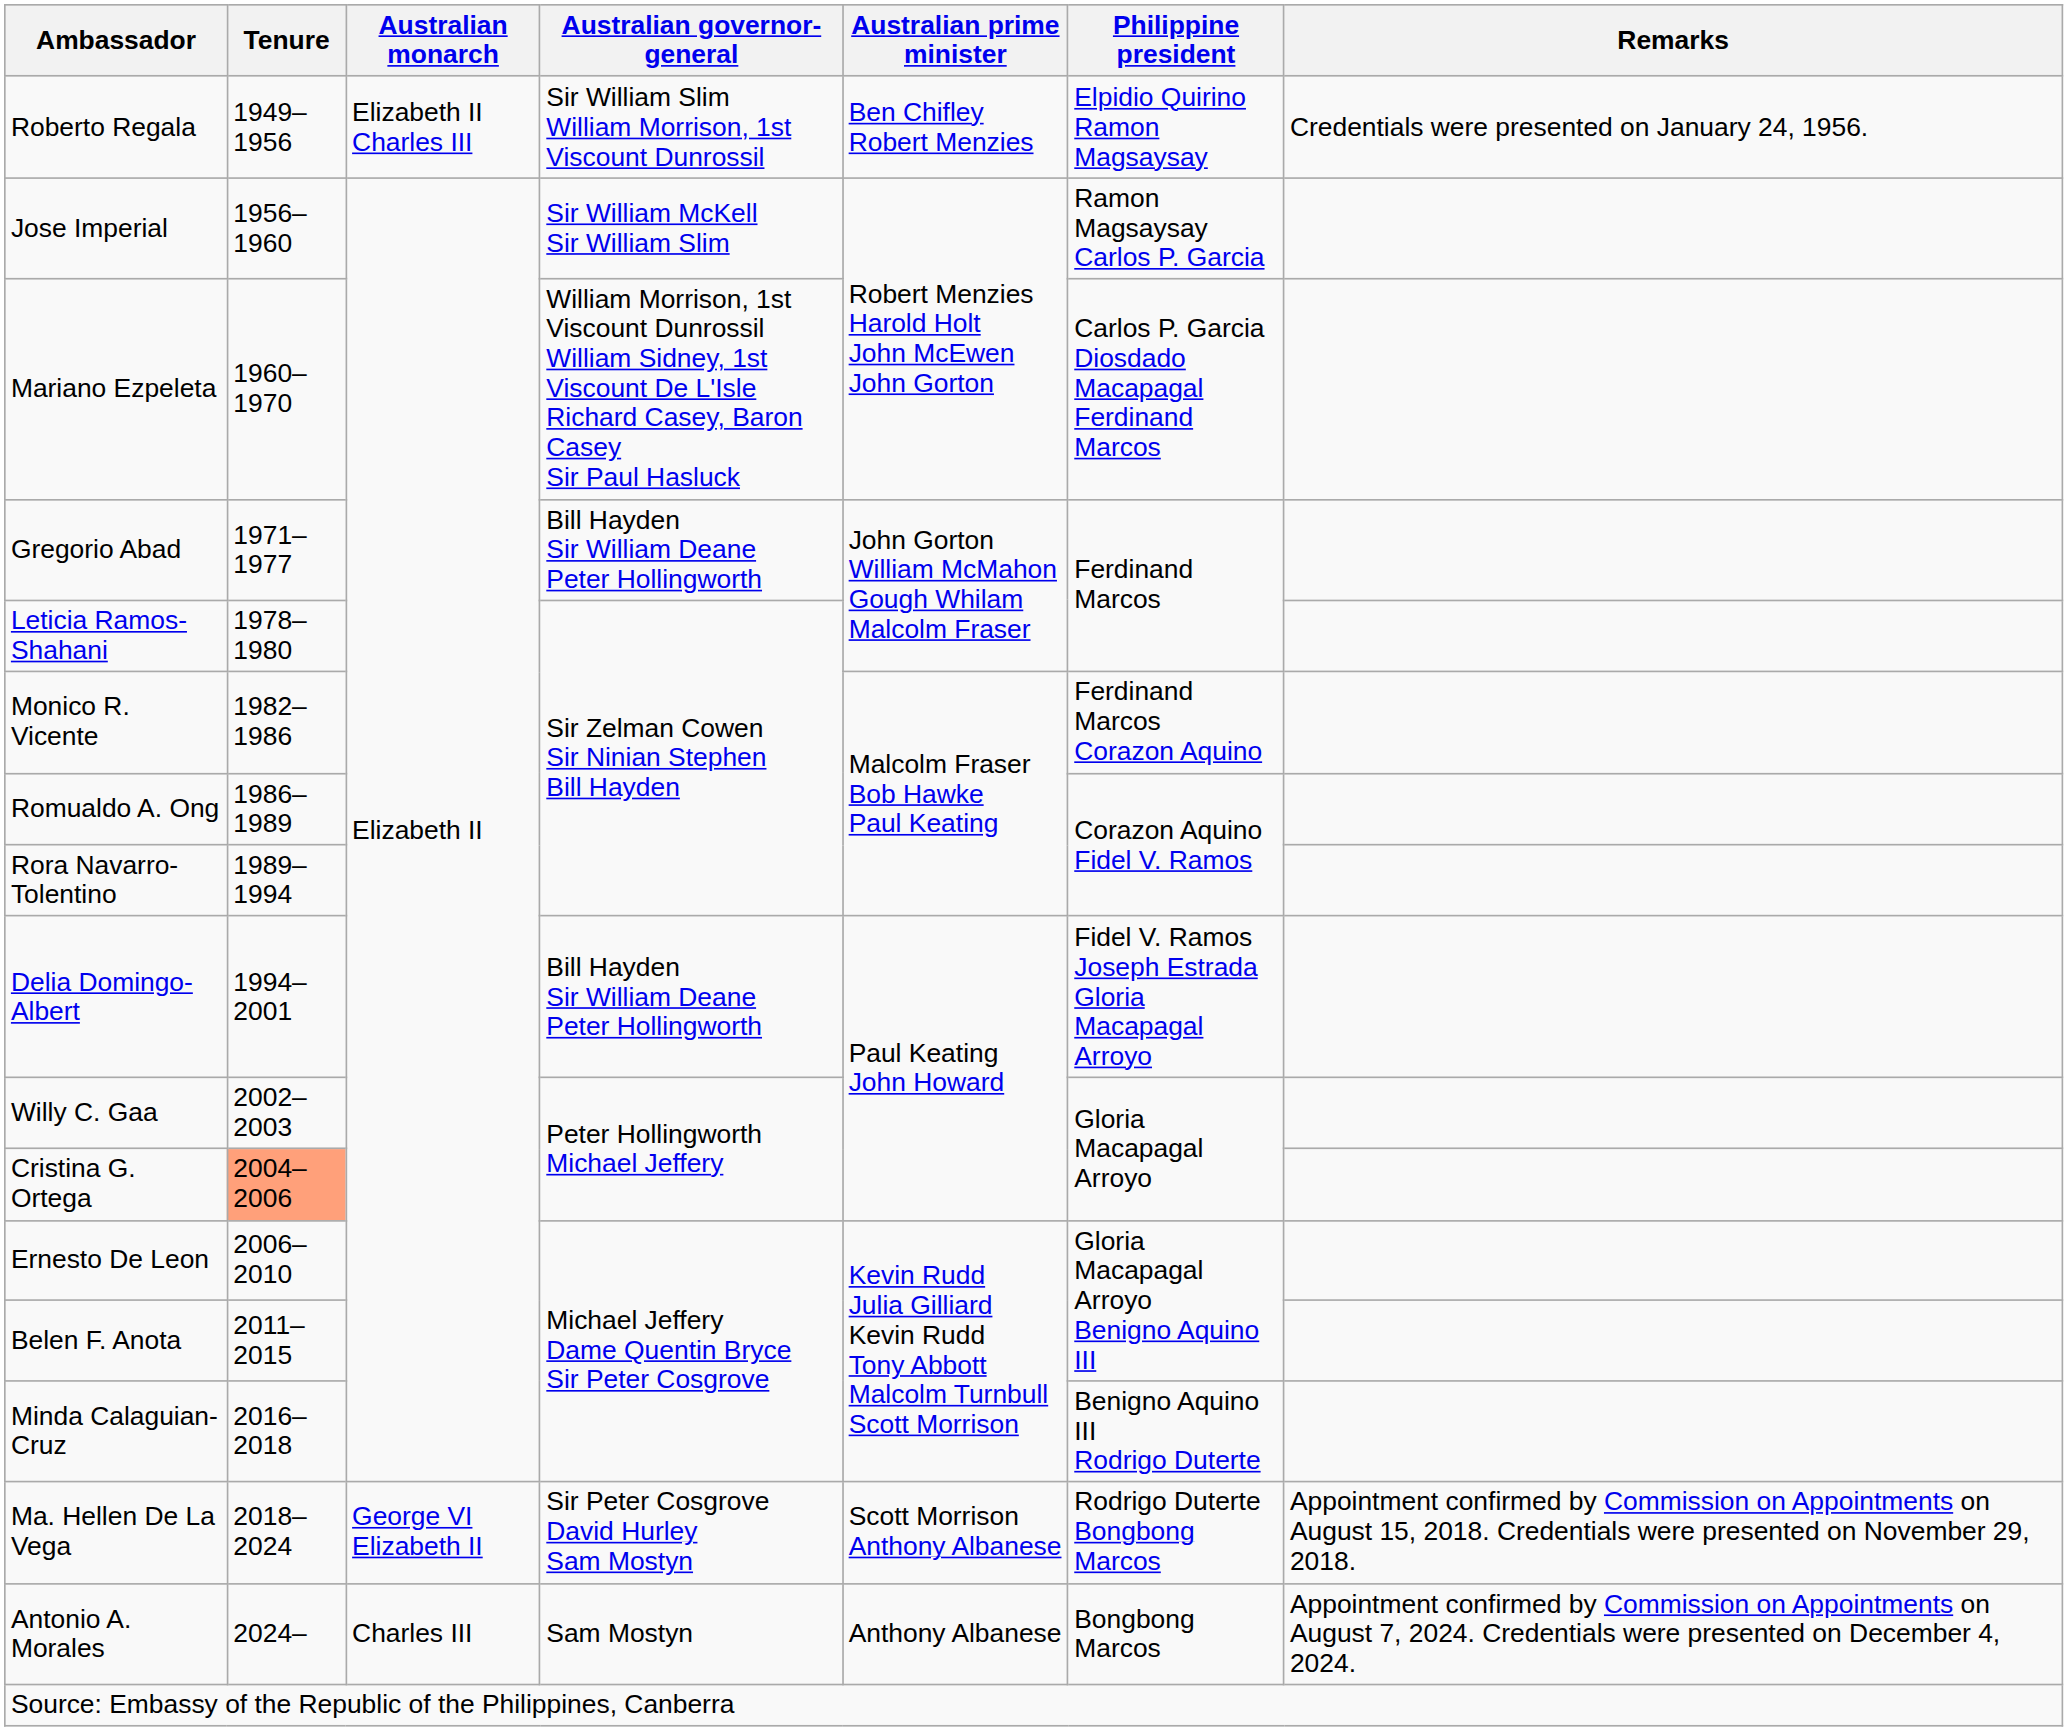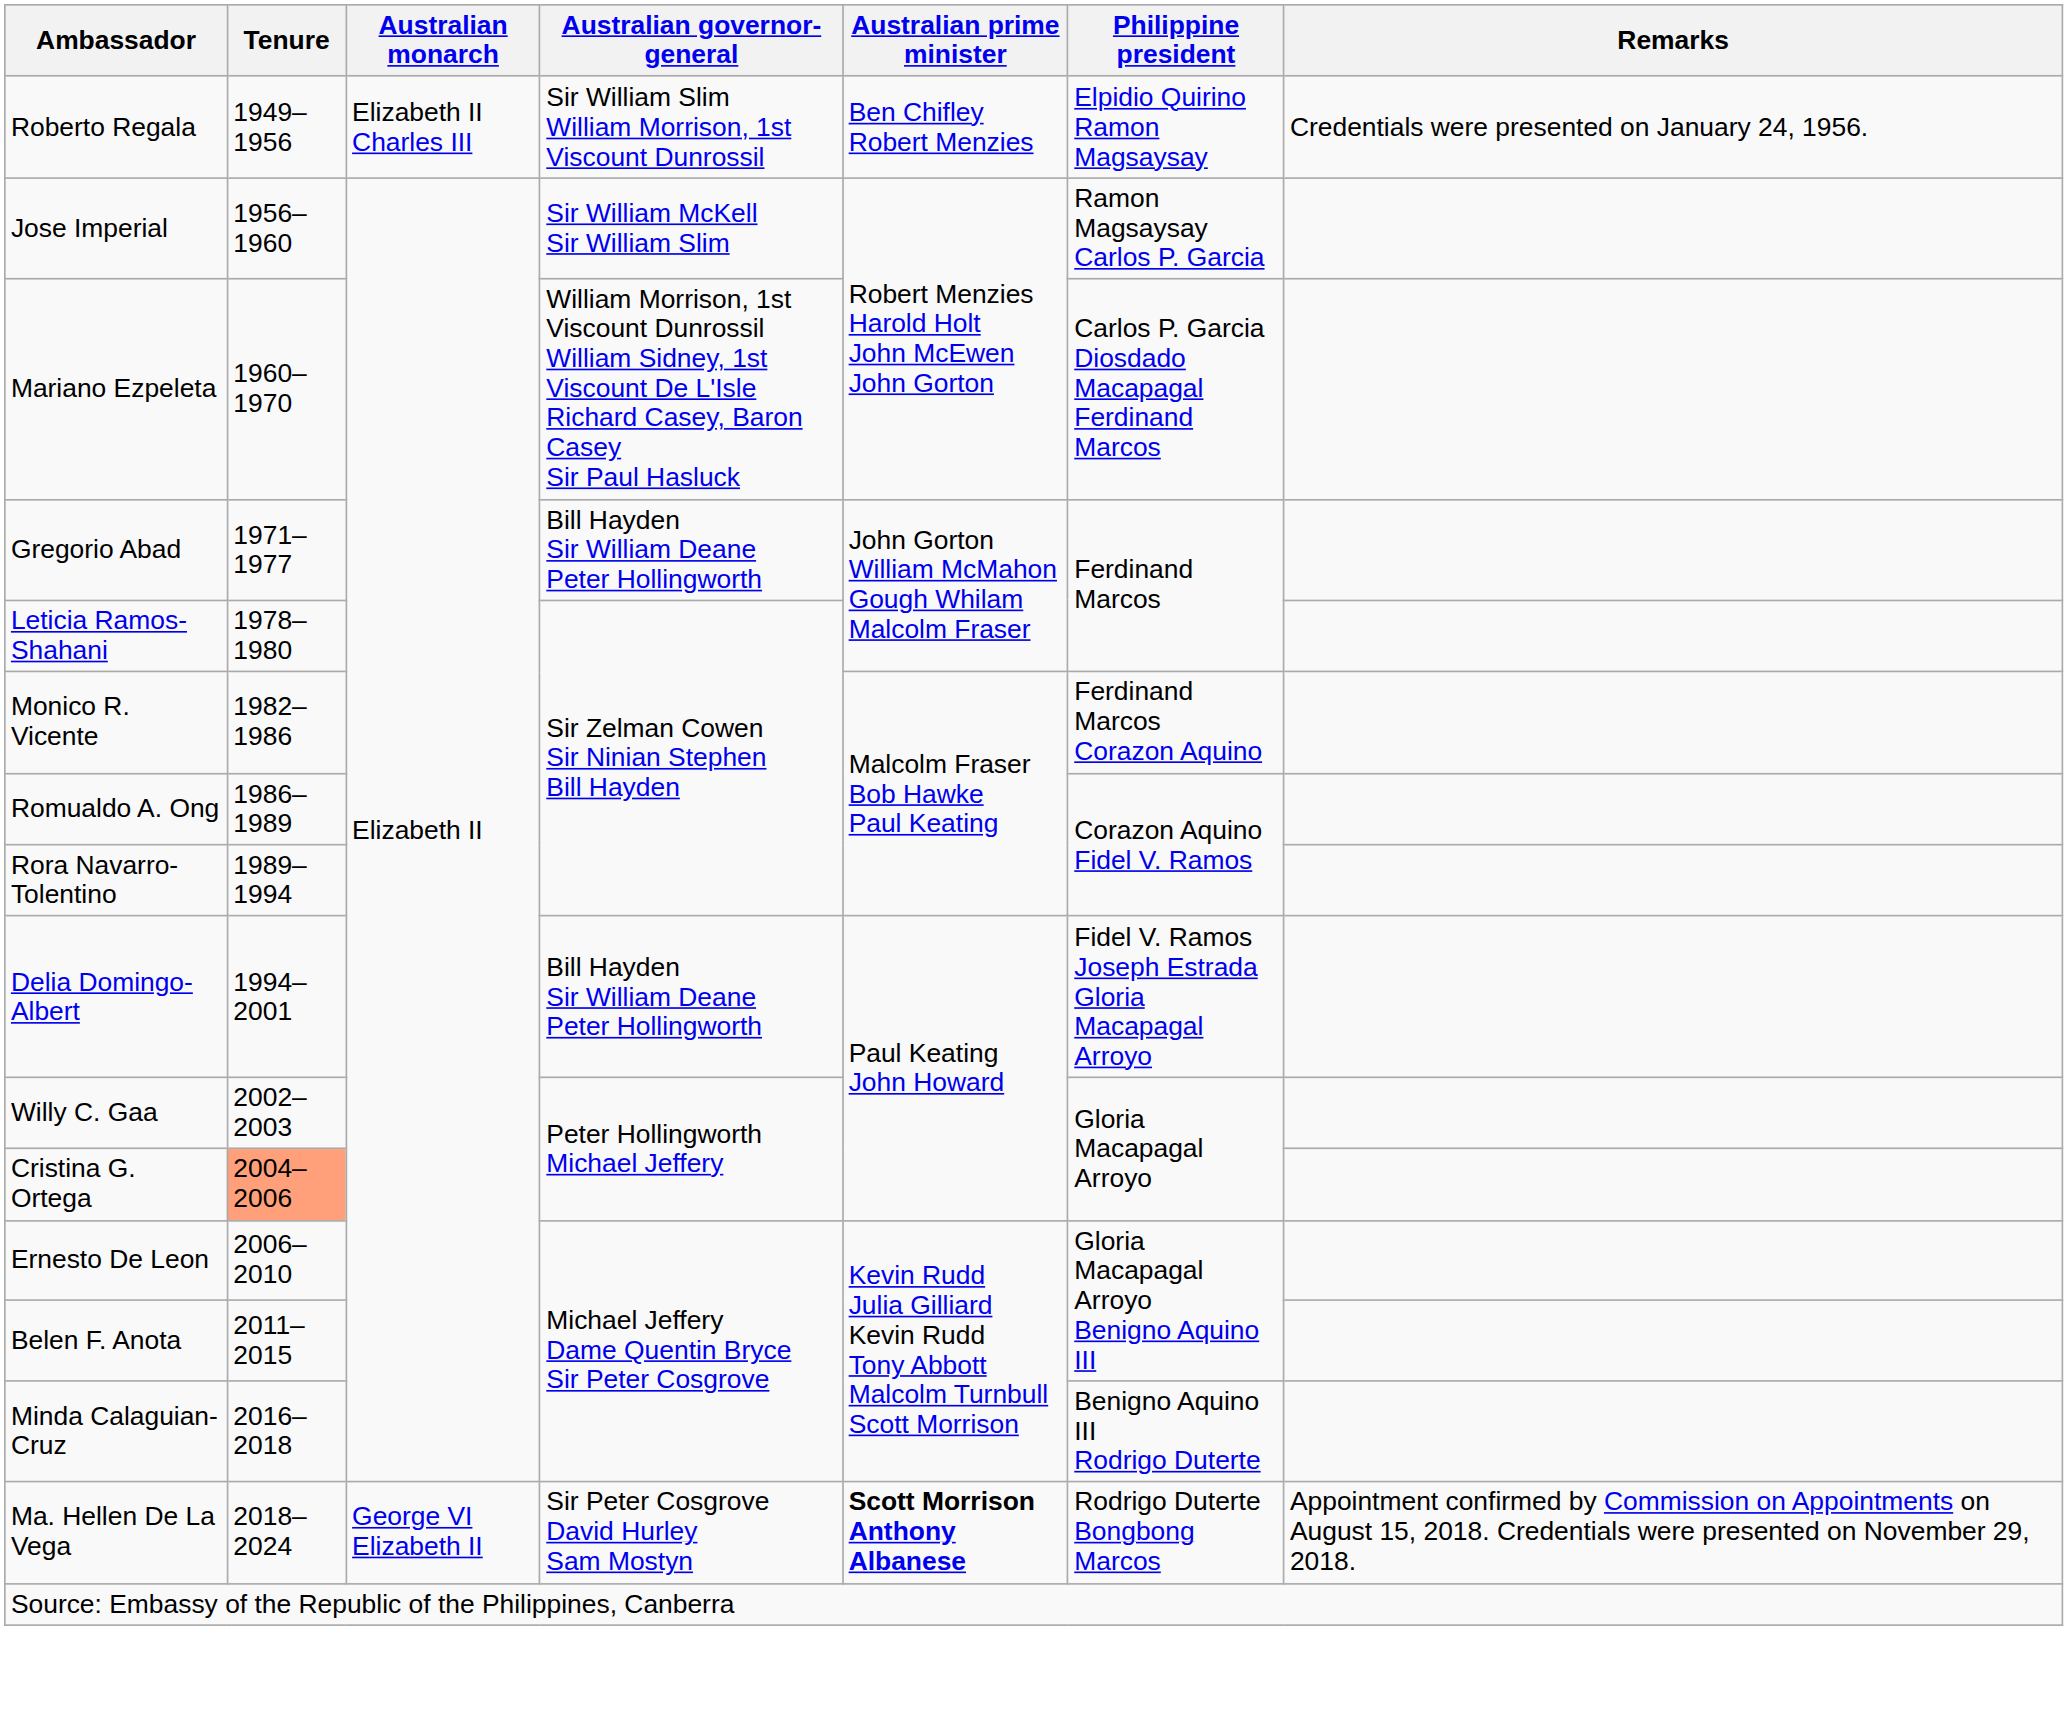(955, 1532) normal -> (942, 1532) bold
- row: (71, 1633)
